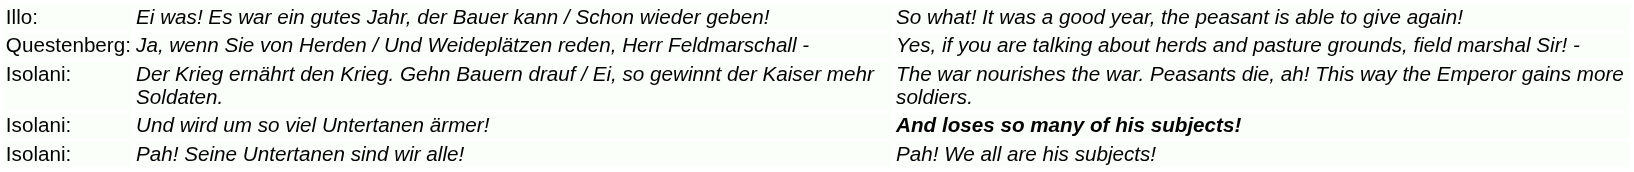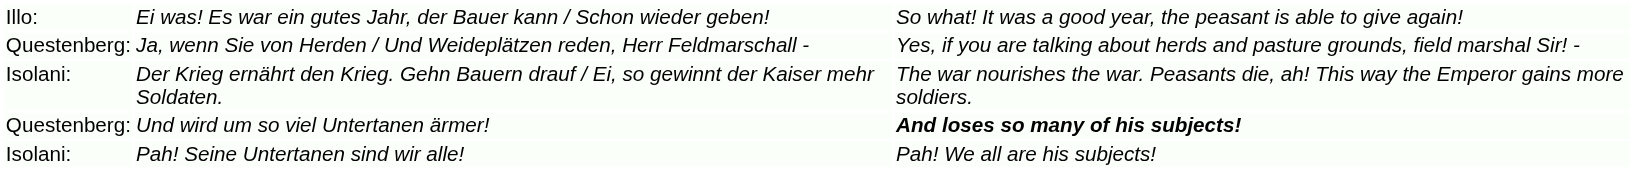(39, 125) Isolani: -> (68, 125) Questenberg:
